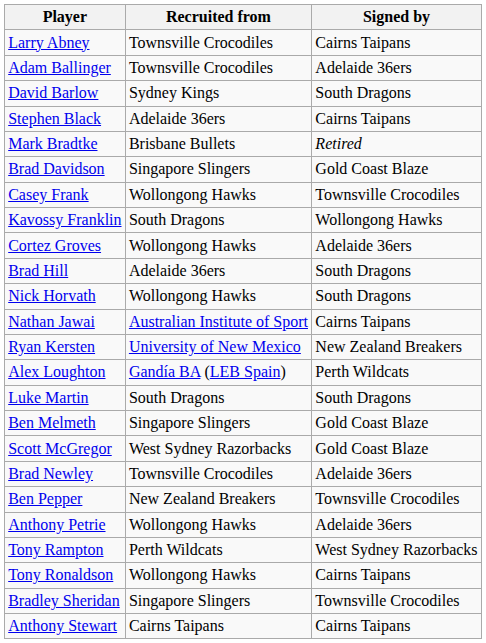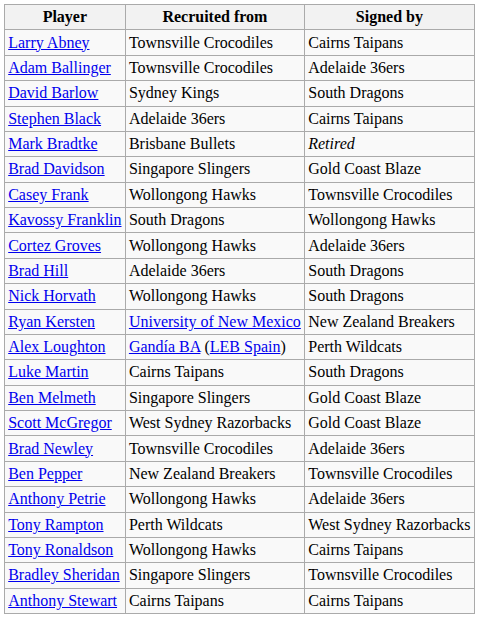- row: (52, 321)
(177, 397) South Dragons -> (176, 372) Cairns Taipans
